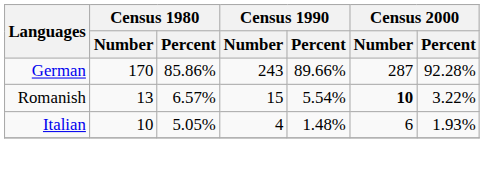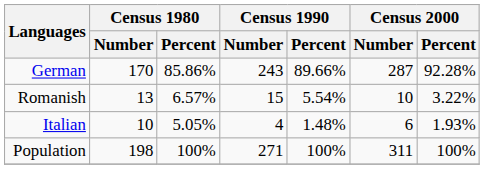(405, 97) bold -> (405, 97) normal
+ row: (49, 151)
